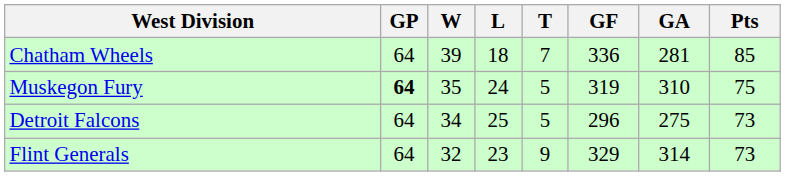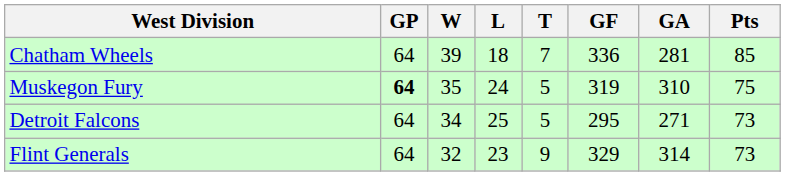(604, 120) 296 -> (604, 120) 295
(674, 120) 275 -> (674, 120) 271
